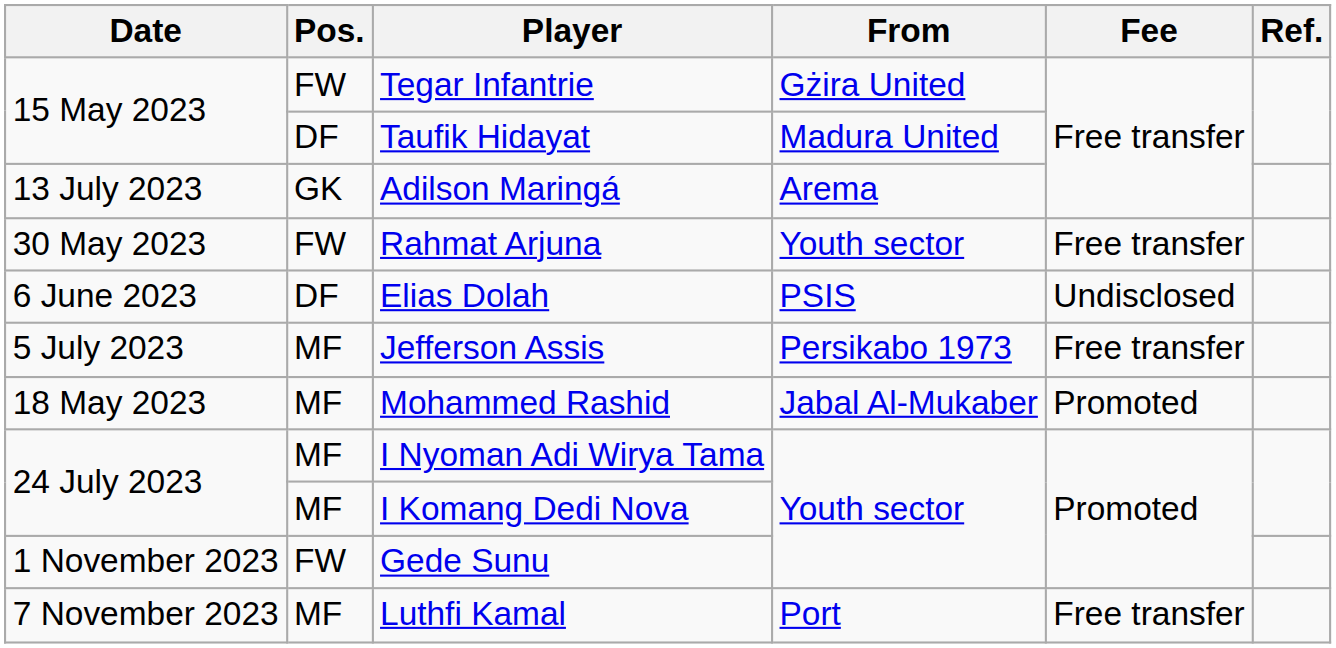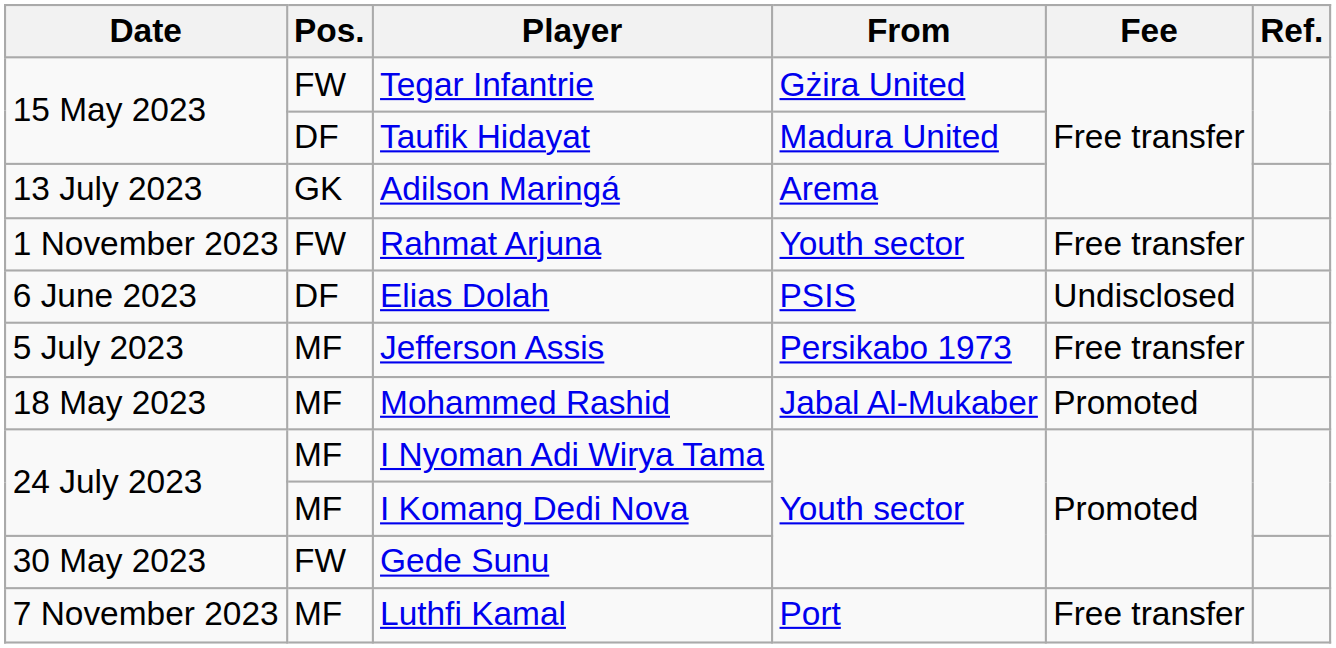(109, 243) 30 May 2023 -> (146, 243) 1 November 2023
(146, 561) 1 November 2023 -> (109, 561) 30 May 2023
